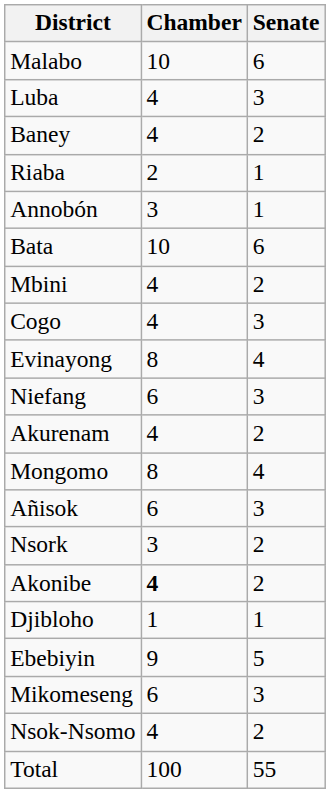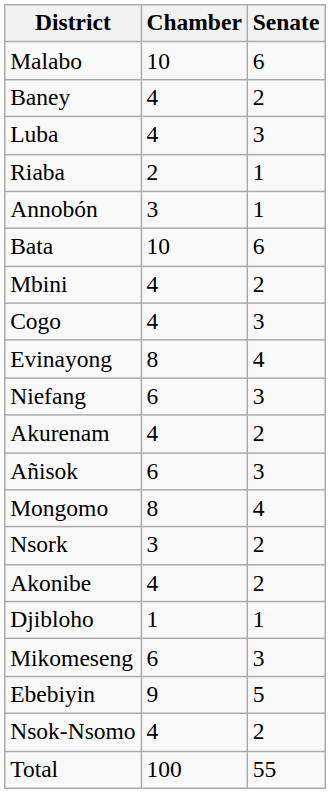rows swapped: (40, 135) <-> (34, 97)
rows swapped: (59, 470) <-> (44, 508)
(152, 582) bold -> (152, 582) normal
rows swapped: (53, 657) <-> (72, 694)
